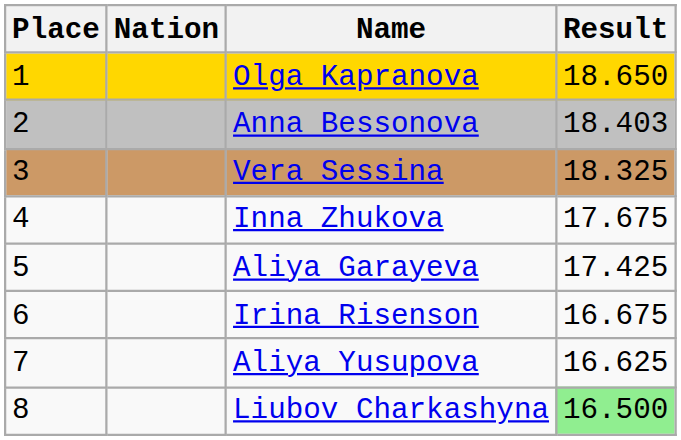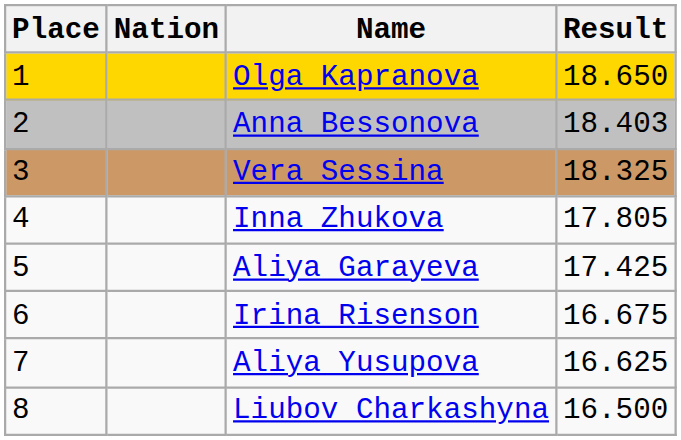(616, 220) 17.675 -> (616, 220) 17.805
(616, 410) lightgreen background -> (616, 410) no background
